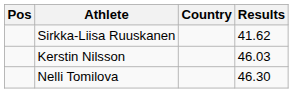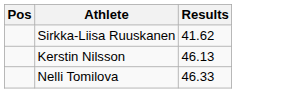- column: (207, 14)
(254, 56) 46.03 -> (198, 56) 46.13
(254, 77) 46.30 -> (198, 77) 46.33
